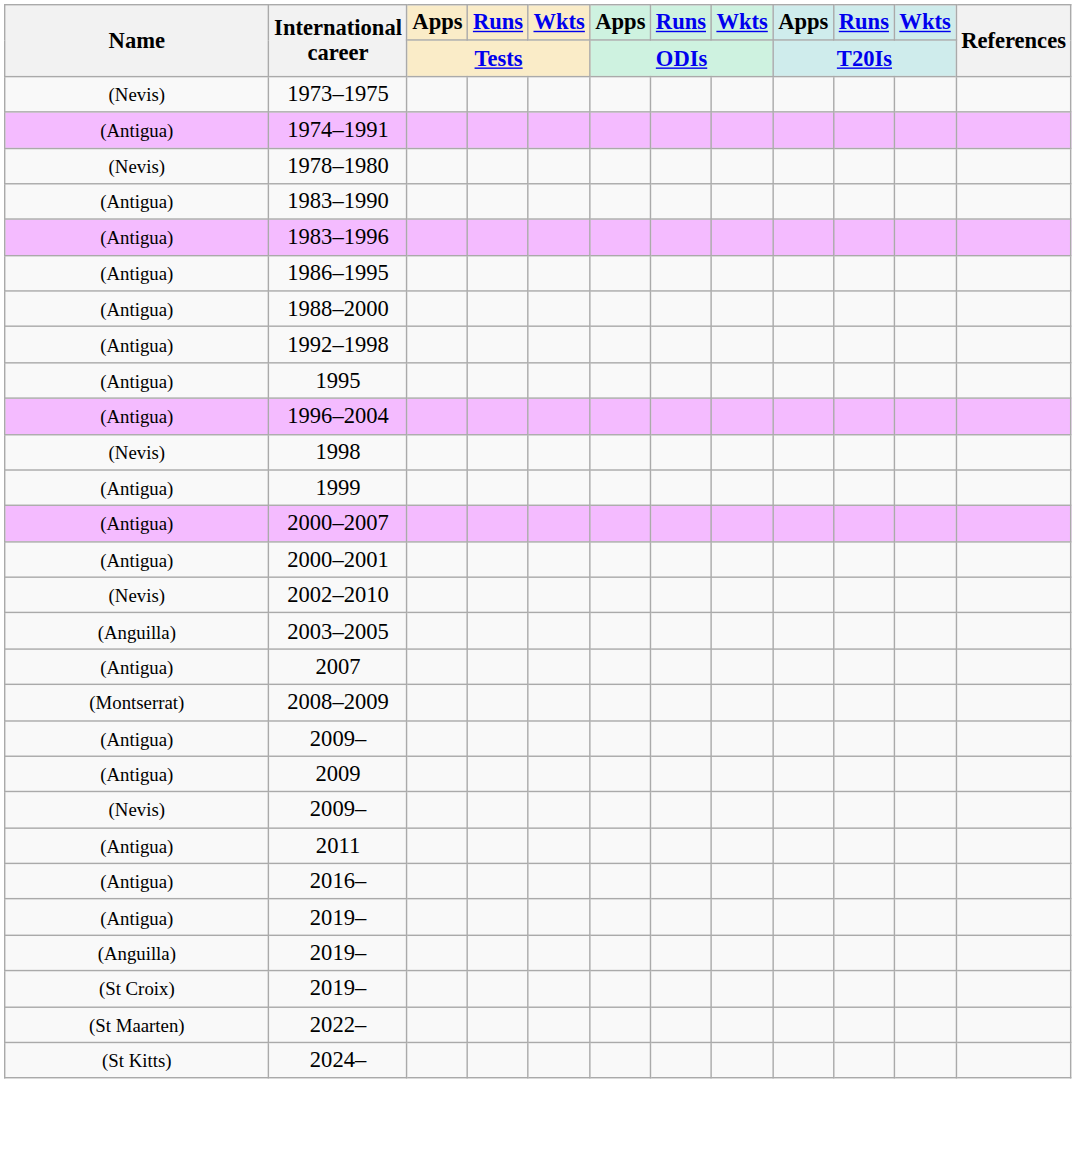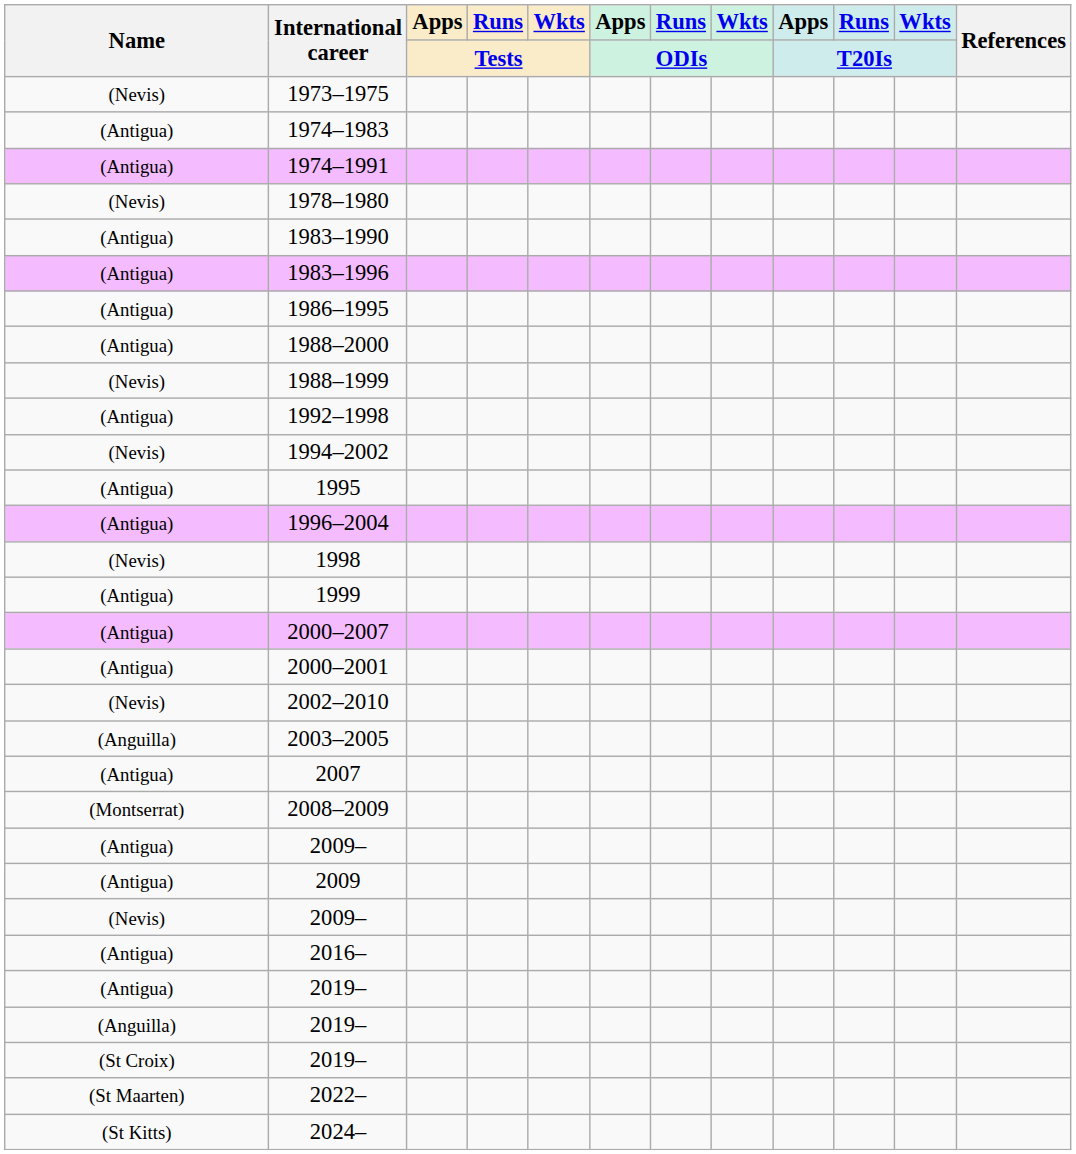+ row: (137, 131)
+ row: (137, 381)
+ row: (137, 453)
- row: (137, 846)
